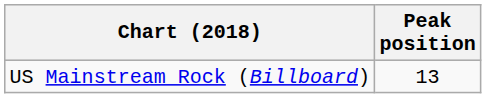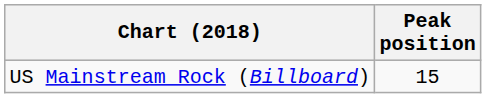(428, 77) 13 -> (428, 77) 15
